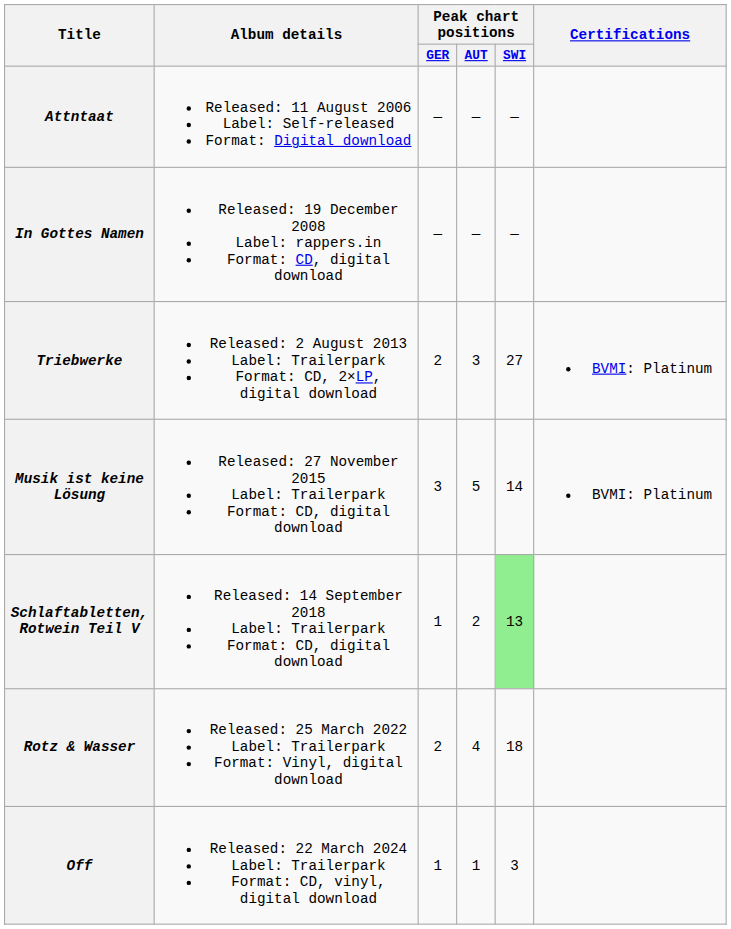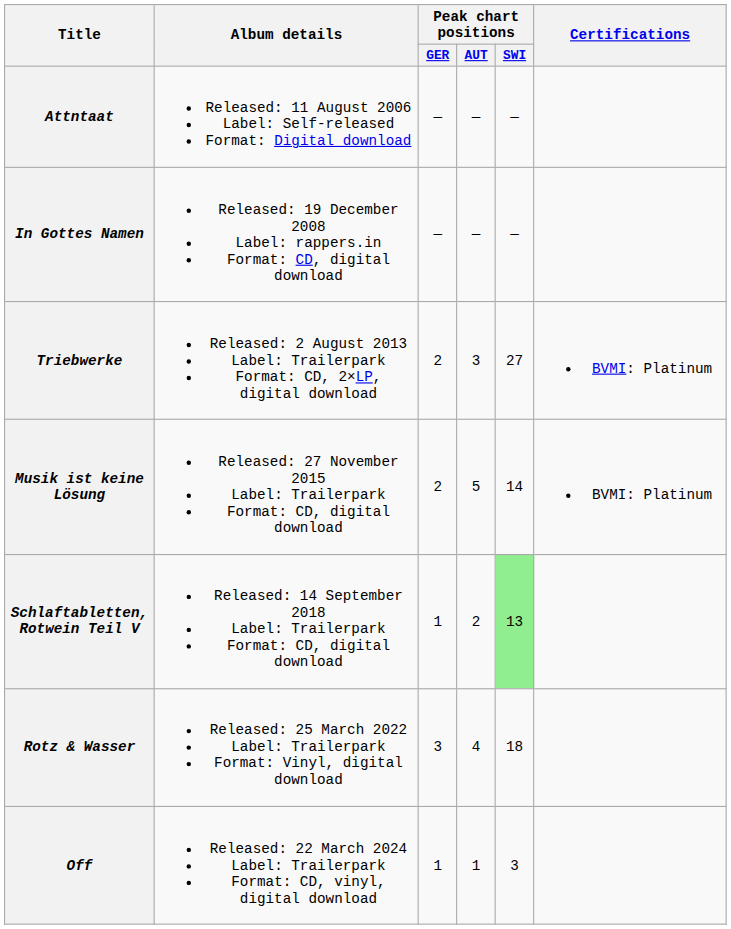(438, 487) 3 -> (438, 487) 2
(438, 747) 2 -> (438, 747) 3
